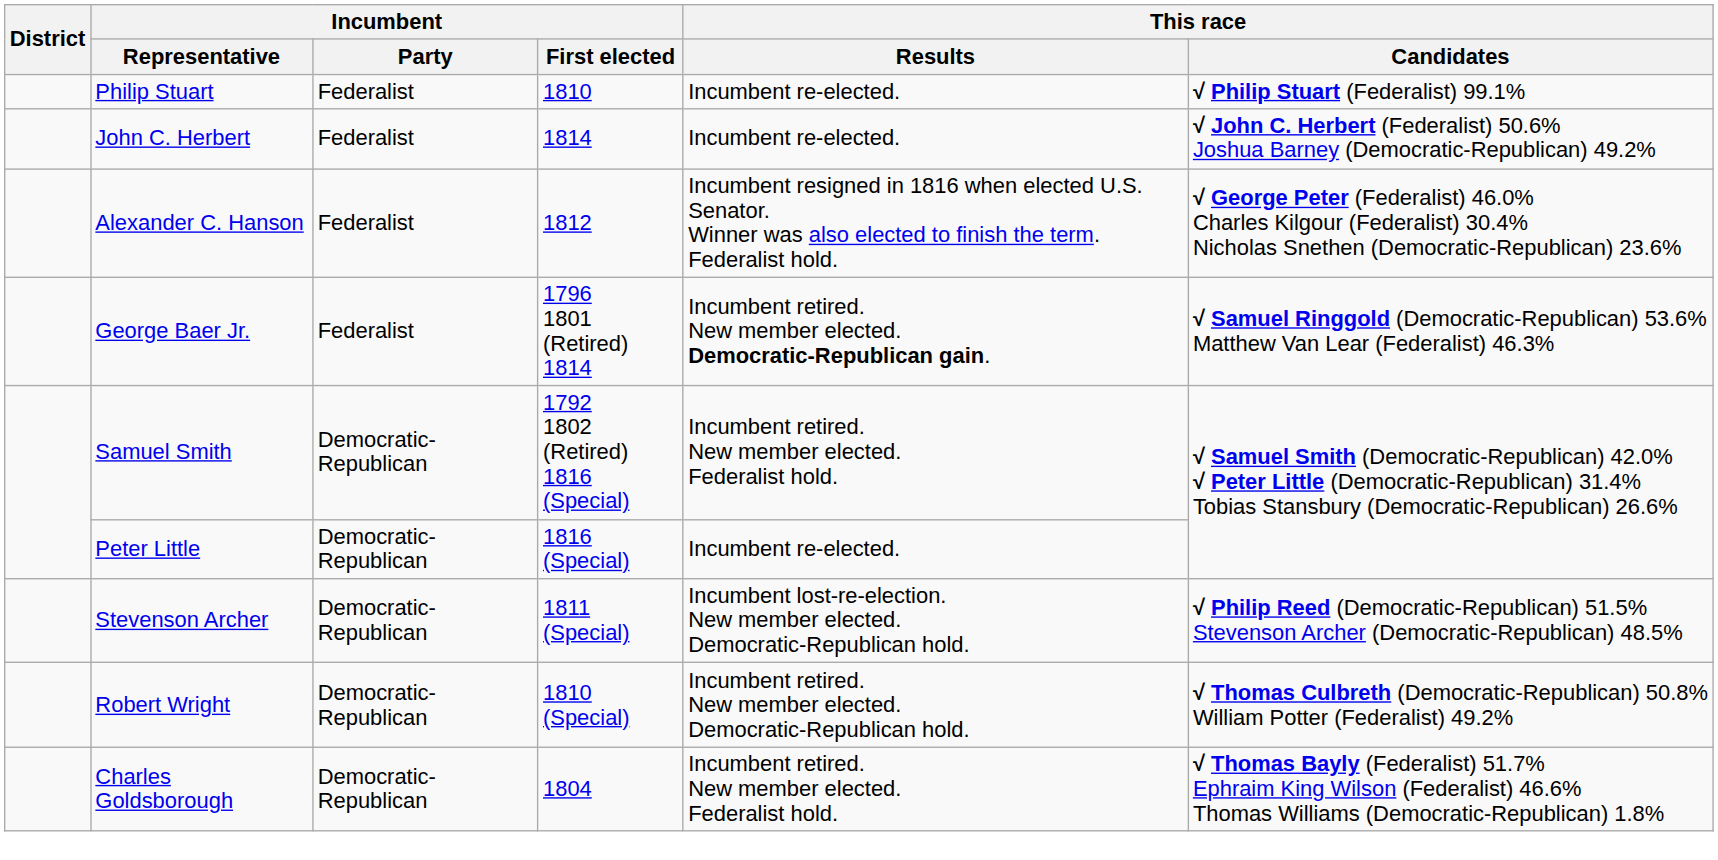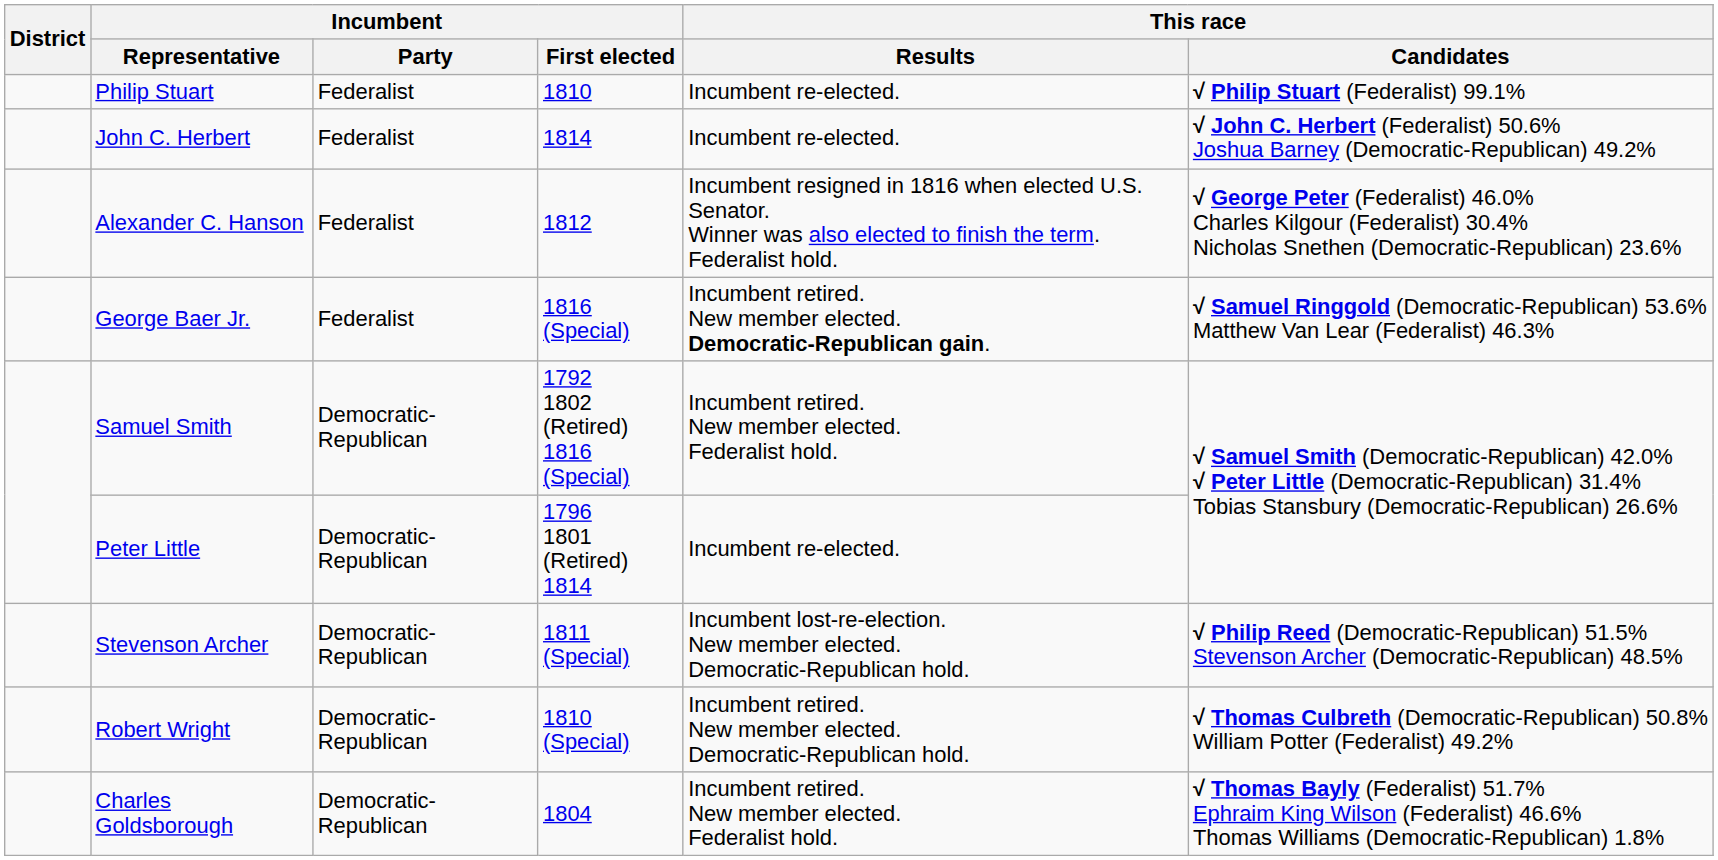(586, 331) 1796 1801 (Retired) 1814 -> (586, 319) 1816 (Special)
(586, 548) 1816 (Special) -> (586, 548) 1796 1801 (Retired) 1814
